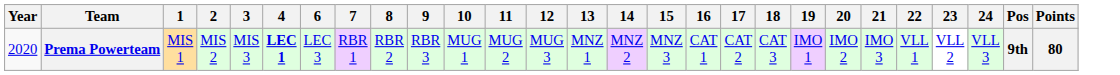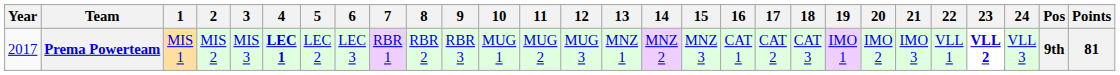+ column: (317, 16)
(23, 49) 2020 -> (23, 49) 2017
(950, 49) normal -> (986, 49) bold
(1055, 49) 80 -> (1092, 49) 81
